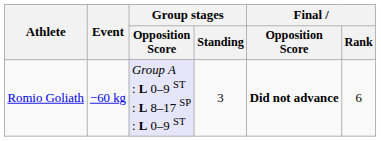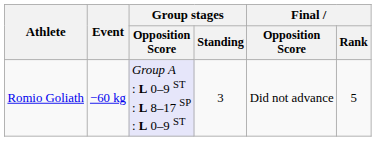(294, 98) bold -> (292, 98) normal
(359, 98) 6 -> (354, 98) 5
